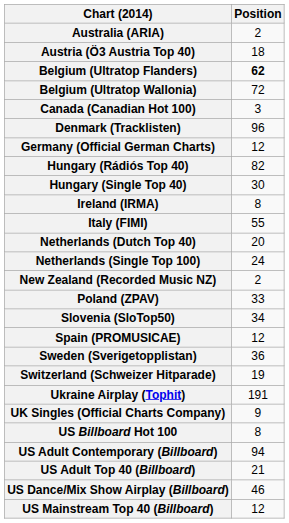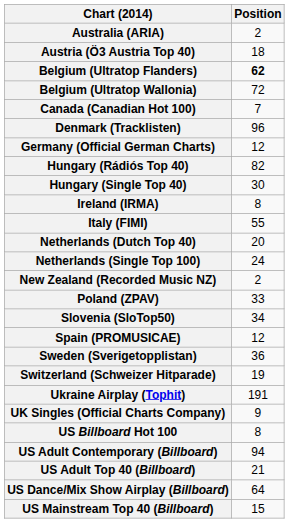(258, 109) 3 -> (258, 109) 7
(258, 489) 46 -> (258, 489) 64
(258, 508) 12 -> (258, 508) 15
